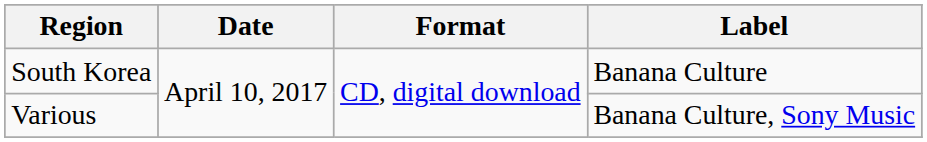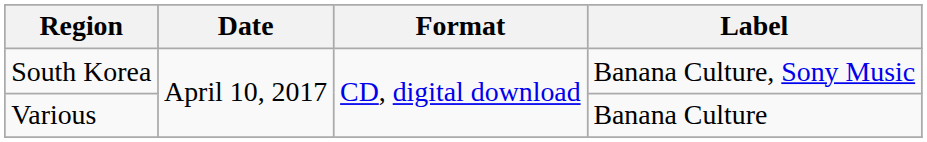(680, 70) Banana Culture -> (754, 70) Banana Culture, Sony Music
(754, 114) Banana Culture, Sony Music -> (680, 114) Banana Culture
